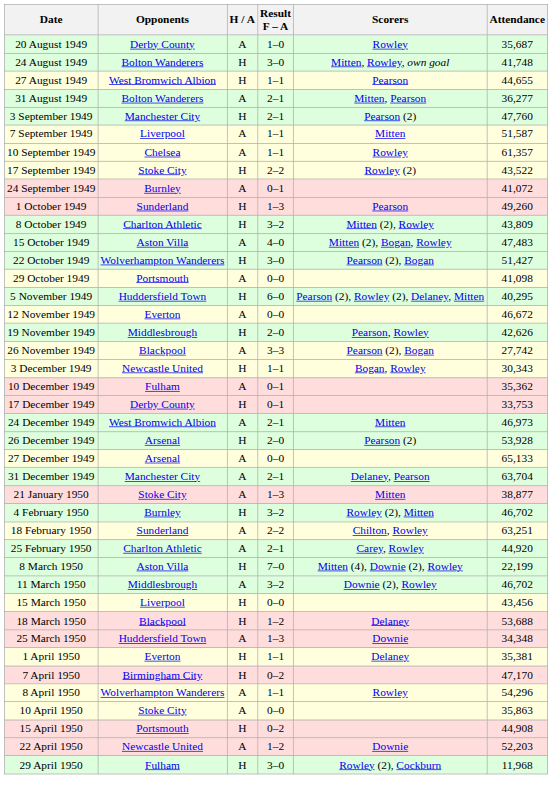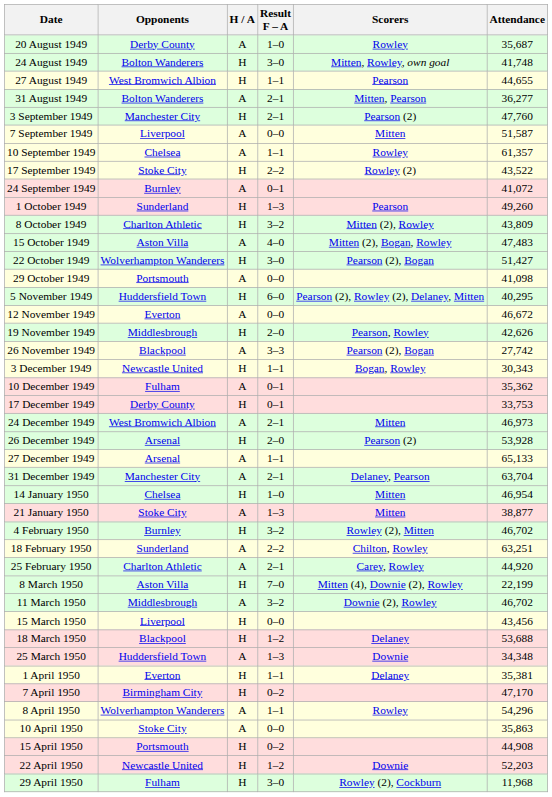(276, 134) 1–1 -> (276, 134) 0–0
(276, 458) 0–0 -> (276, 458) 1–1
+ row: (51, 494)
(242, 746) A -> (242, 764) H
